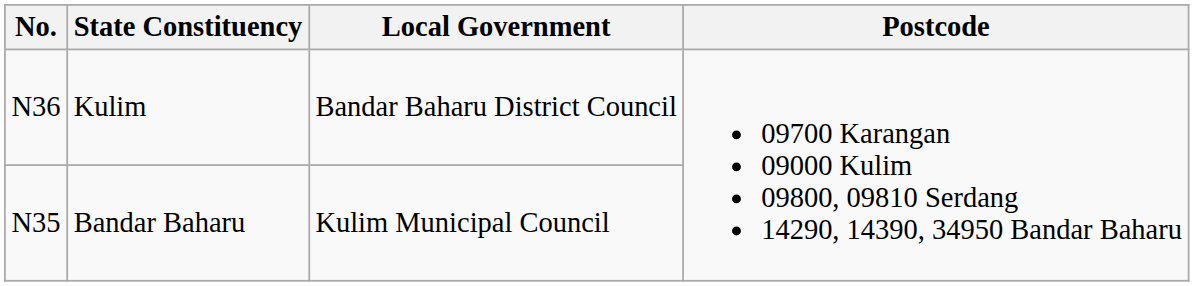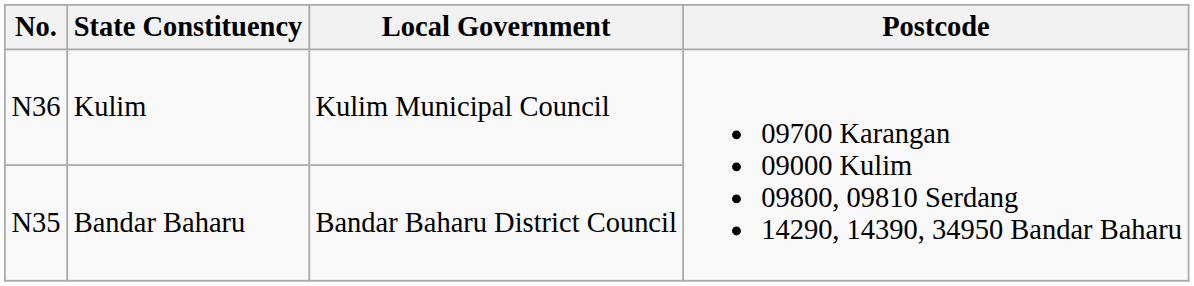(496, 107) Bandar Baharu District Council -> (463, 107) Kulim Municipal Council
(463, 222) Kulim Municipal Council -> (496, 222) Bandar Baharu District Council
